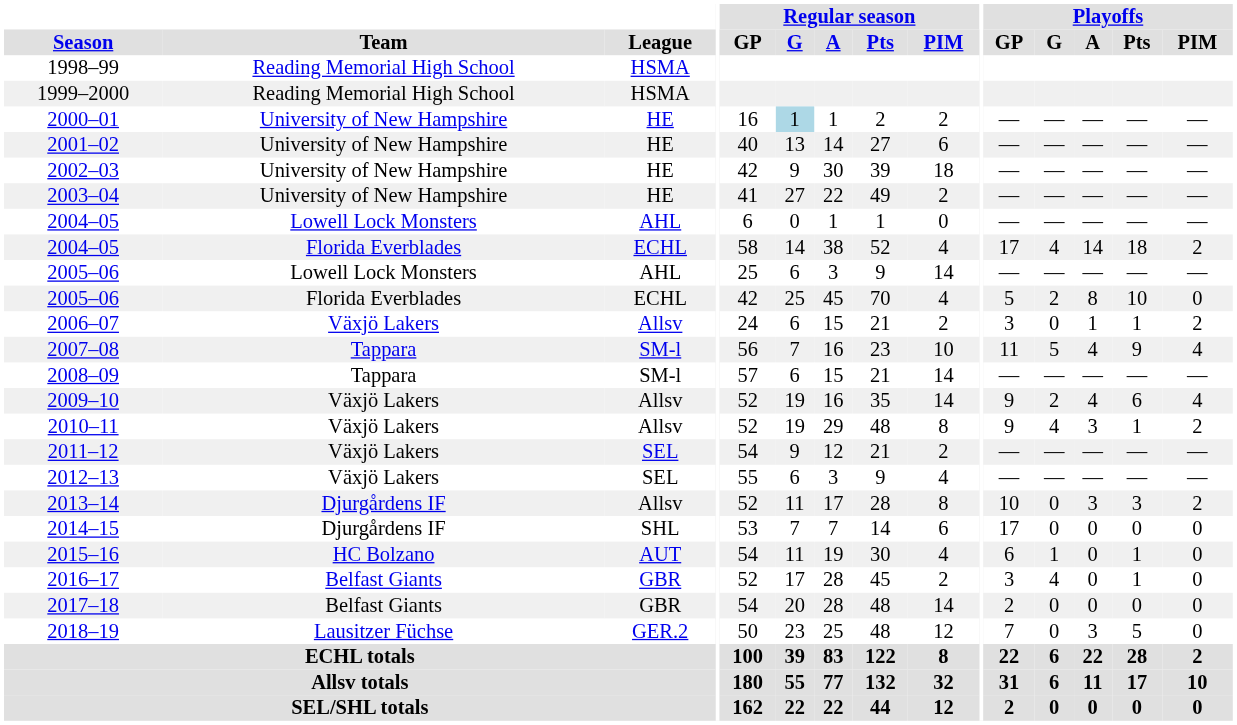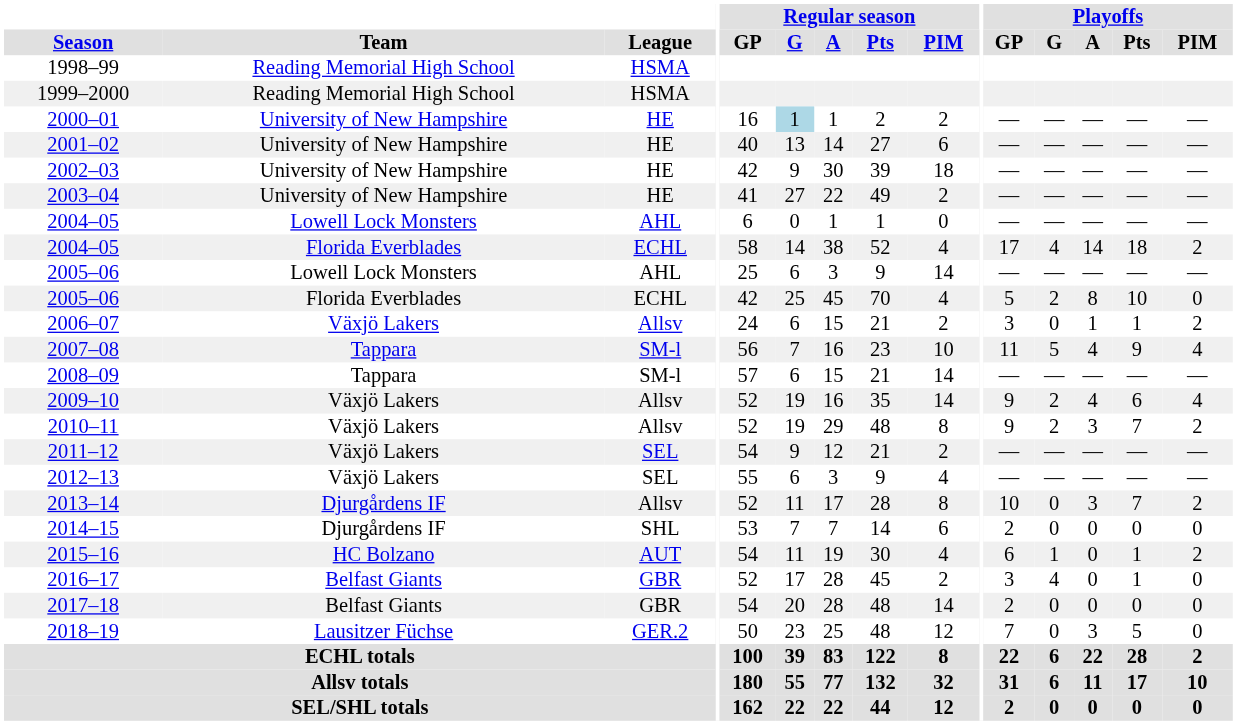(1054, 426) 4 -> (1054, 426) 2
(1137, 426) 1 -> (1137, 426) 7
(1137, 503) 3 -> (1137, 503) 7
(1009, 528) 17 -> (1009, 528) 2
(1197, 554) 0 -> (1197, 554) 2
